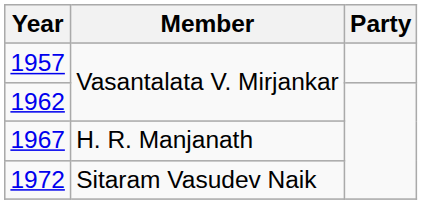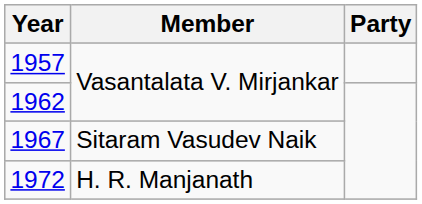(165, 140) H. R. Manjanath -> (196, 140) Sitaram Vasudev Naik
(196, 179) Sitaram Vasudev Naik -> (165, 179) H. R. Manjanath
